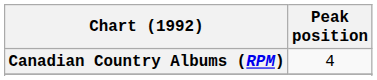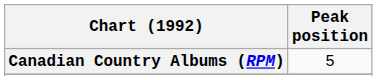(330, 62) 4 -> (330, 62) 5
